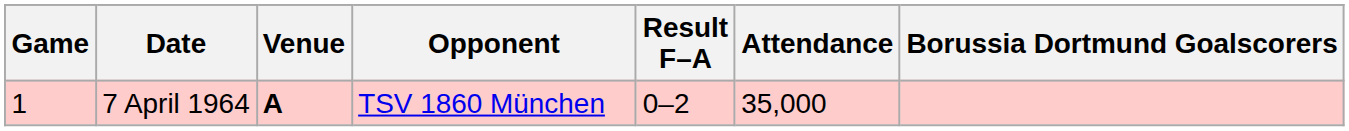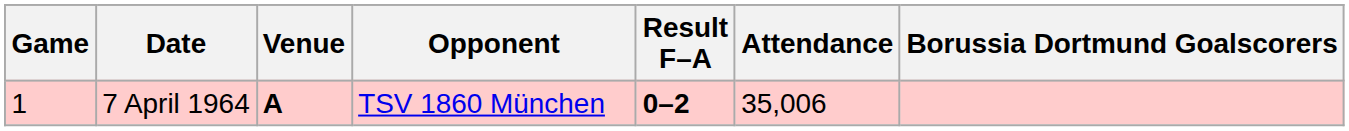(666, 103) normal -> (666, 103) bold
(784, 103) 35,000 -> (784, 103) 35,006
